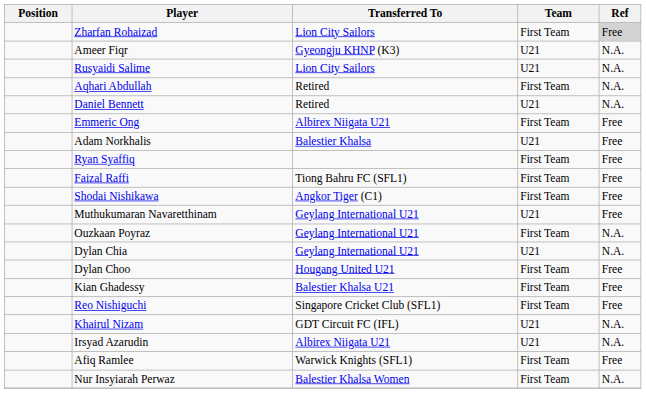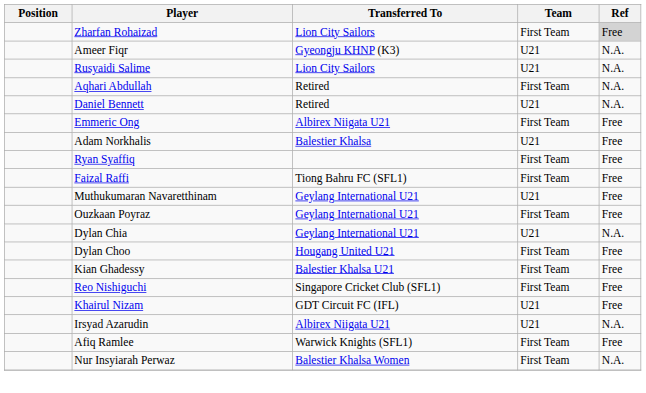- row: (116, 196)
(613, 232) N.A. -> (612, 214) Free
(613, 324) N.A. -> (612, 305) Free
